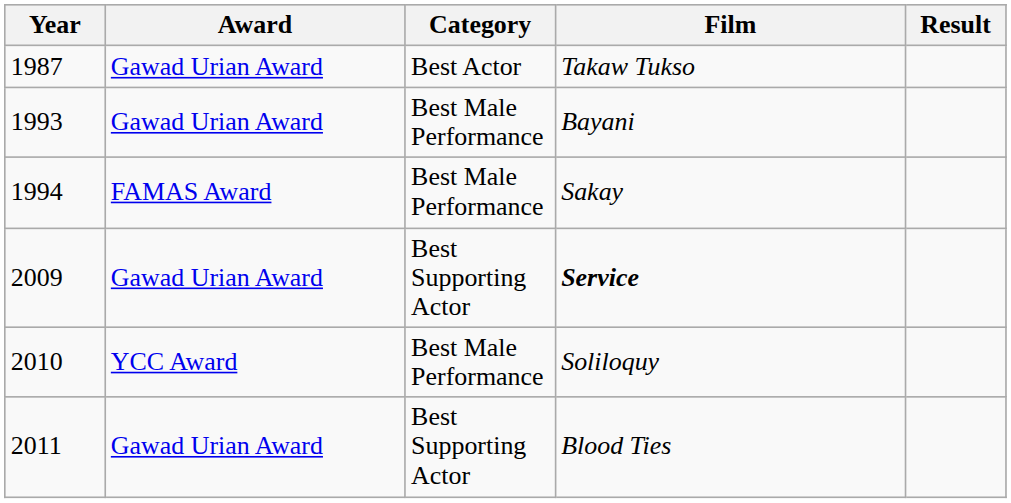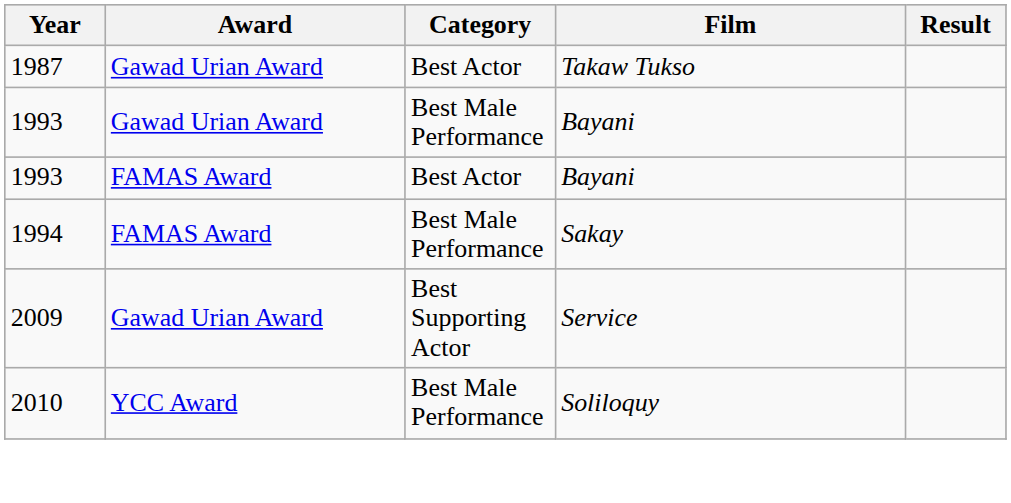+ row: (37, 177)
(600, 276) bold -> (599, 318) normal
- row: (36, 446)
